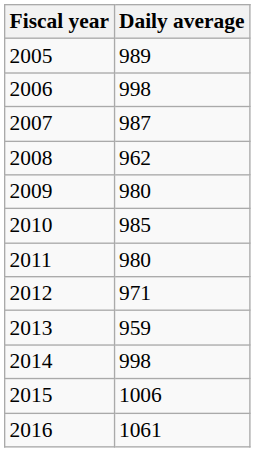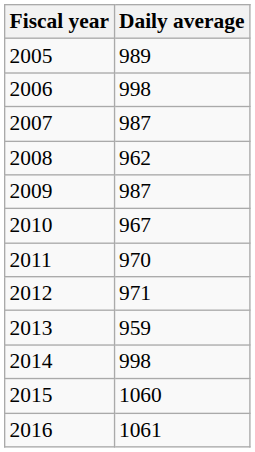(135, 191) 980 -> (135, 191) 987
(135, 225) 985 -> (135, 225) 967
(135, 259) 980 -> (135, 259) 970
(140, 395) 1006 -> (140, 395) 1060
